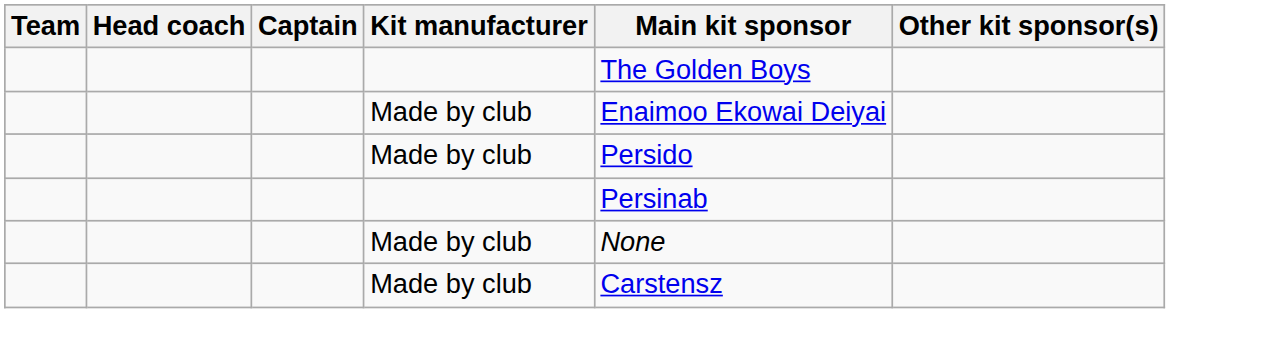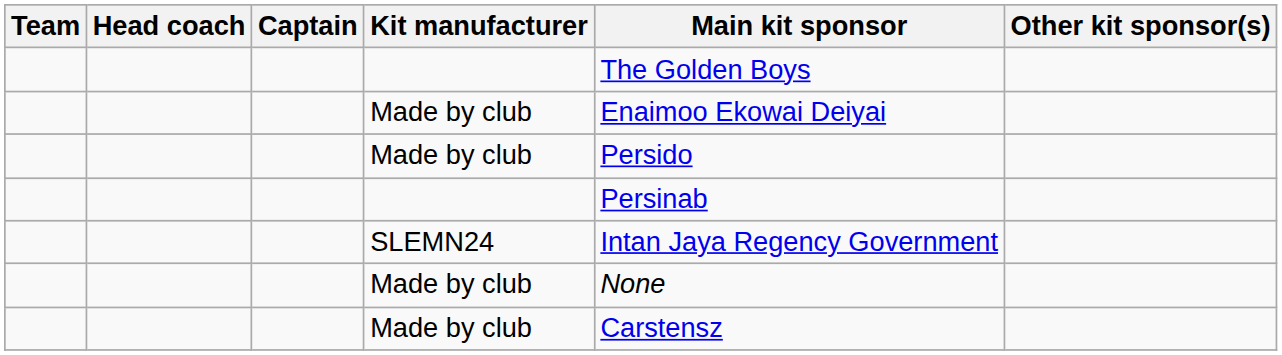+ row: (46, 242)
